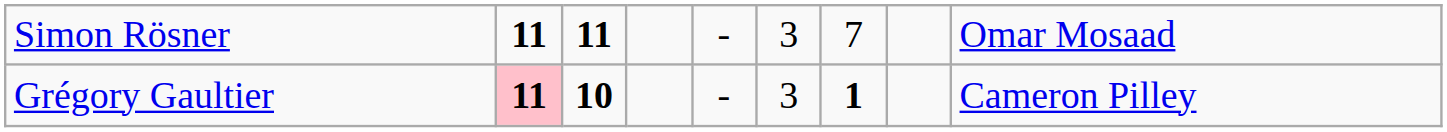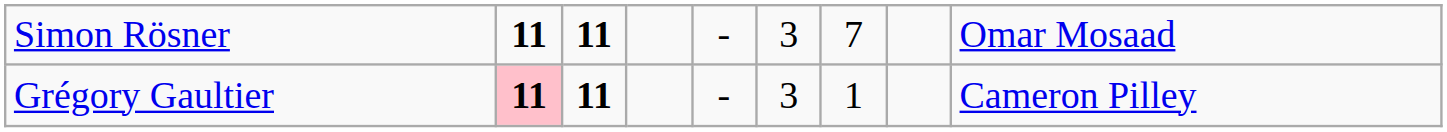(594, 94) 10 -> (594, 94) 11
(853, 94) bold -> (853, 94) normal
